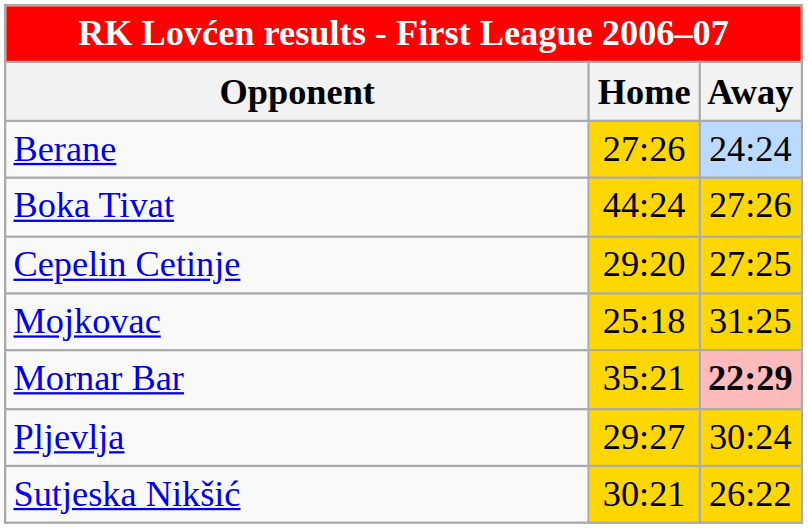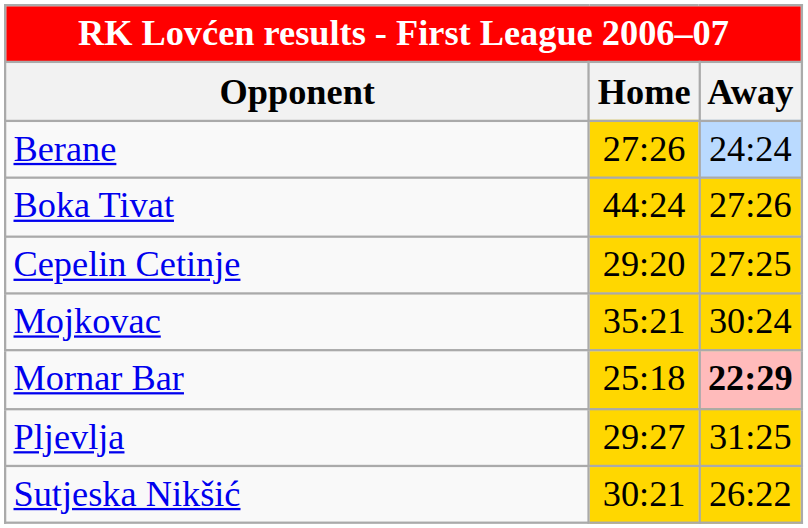(644, 321) 25:18 -> (644, 321) 35:21
(750, 321) 31:25 -> (750, 321) 30:24
(644, 378) 35:21 -> (644, 378) 25:18
(750, 436) 30:24 -> (750, 436) 31:25
